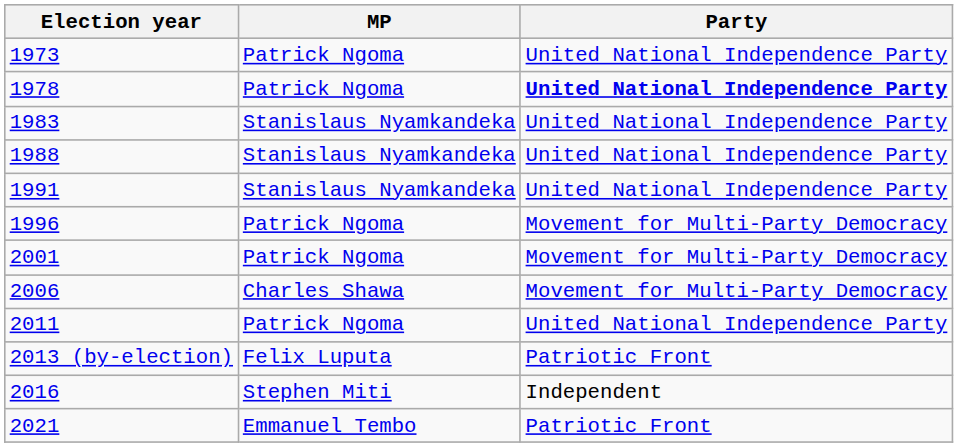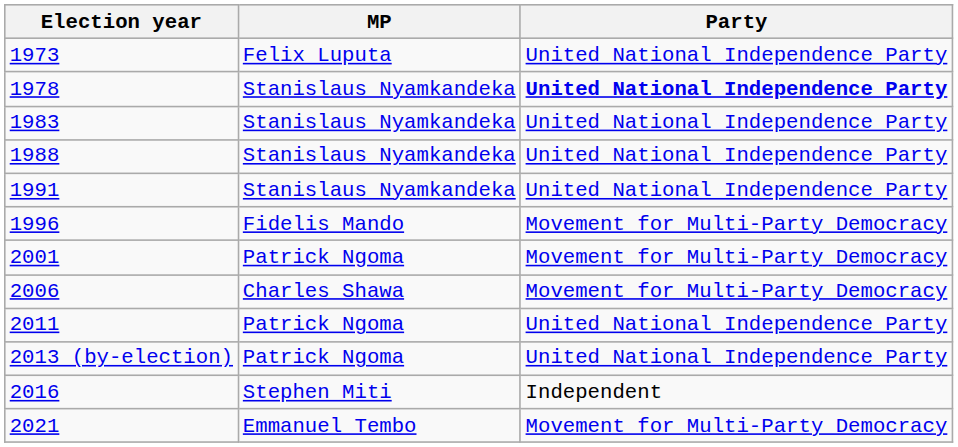(323, 55) Patrick Ngoma -> (317, 55) Felix Luputa
(323, 89) Patrick Ngoma -> (379, 89) Stanislaus Nyamkandeka
(323, 224) Patrick Ngoma -> (323, 224) Fidelis Mando
(317, 359) Felix Luputa -> (323, 359) Patrick Ngoma
(619, 359) Patriotic Front -> (736, 359) United National Independence Party
(619, 426) Patriotic Front -> (736, 426) Movement for Multi-Party Democracy
